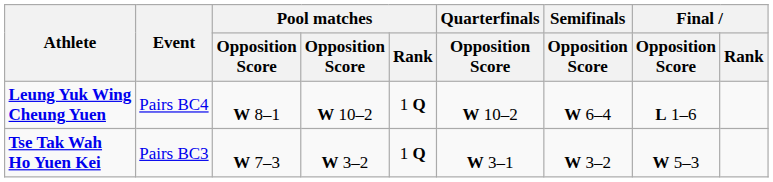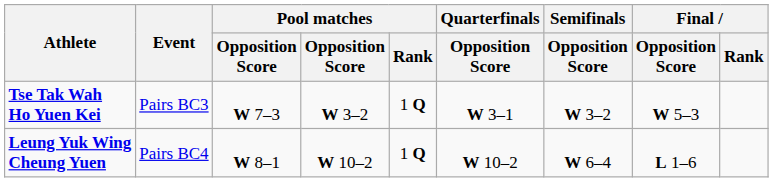rows swapped: (55, 153) <-> (70, 105)
